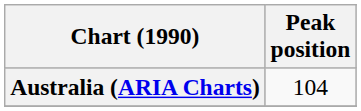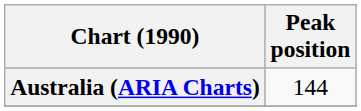(310, 86) 104 -> (310, 86) 144
